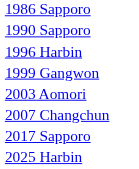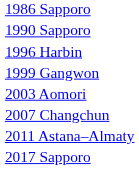+ row: (70, 136)
- row: (43, 157)
